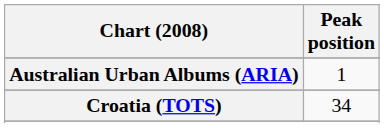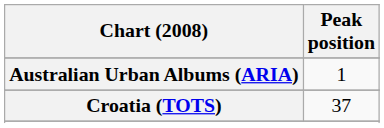(341, 105) 34 -> (341, 105) 37
